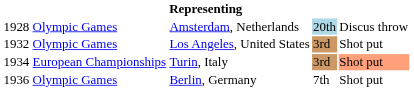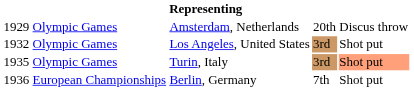(16, 26) 1928 -> (16, 26) 1929
(325, 26) lightblue background -> (325, 26) no background
(16, 62) 1934 -> (16, 62) 1935
(99, 62) European Championships -> (75, 62) Olympic Games
(75, 80) Olympic Games -> (99, 80) European Championships
